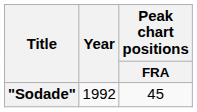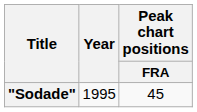(99, 94) 1992 -> (99, 94) 1995
